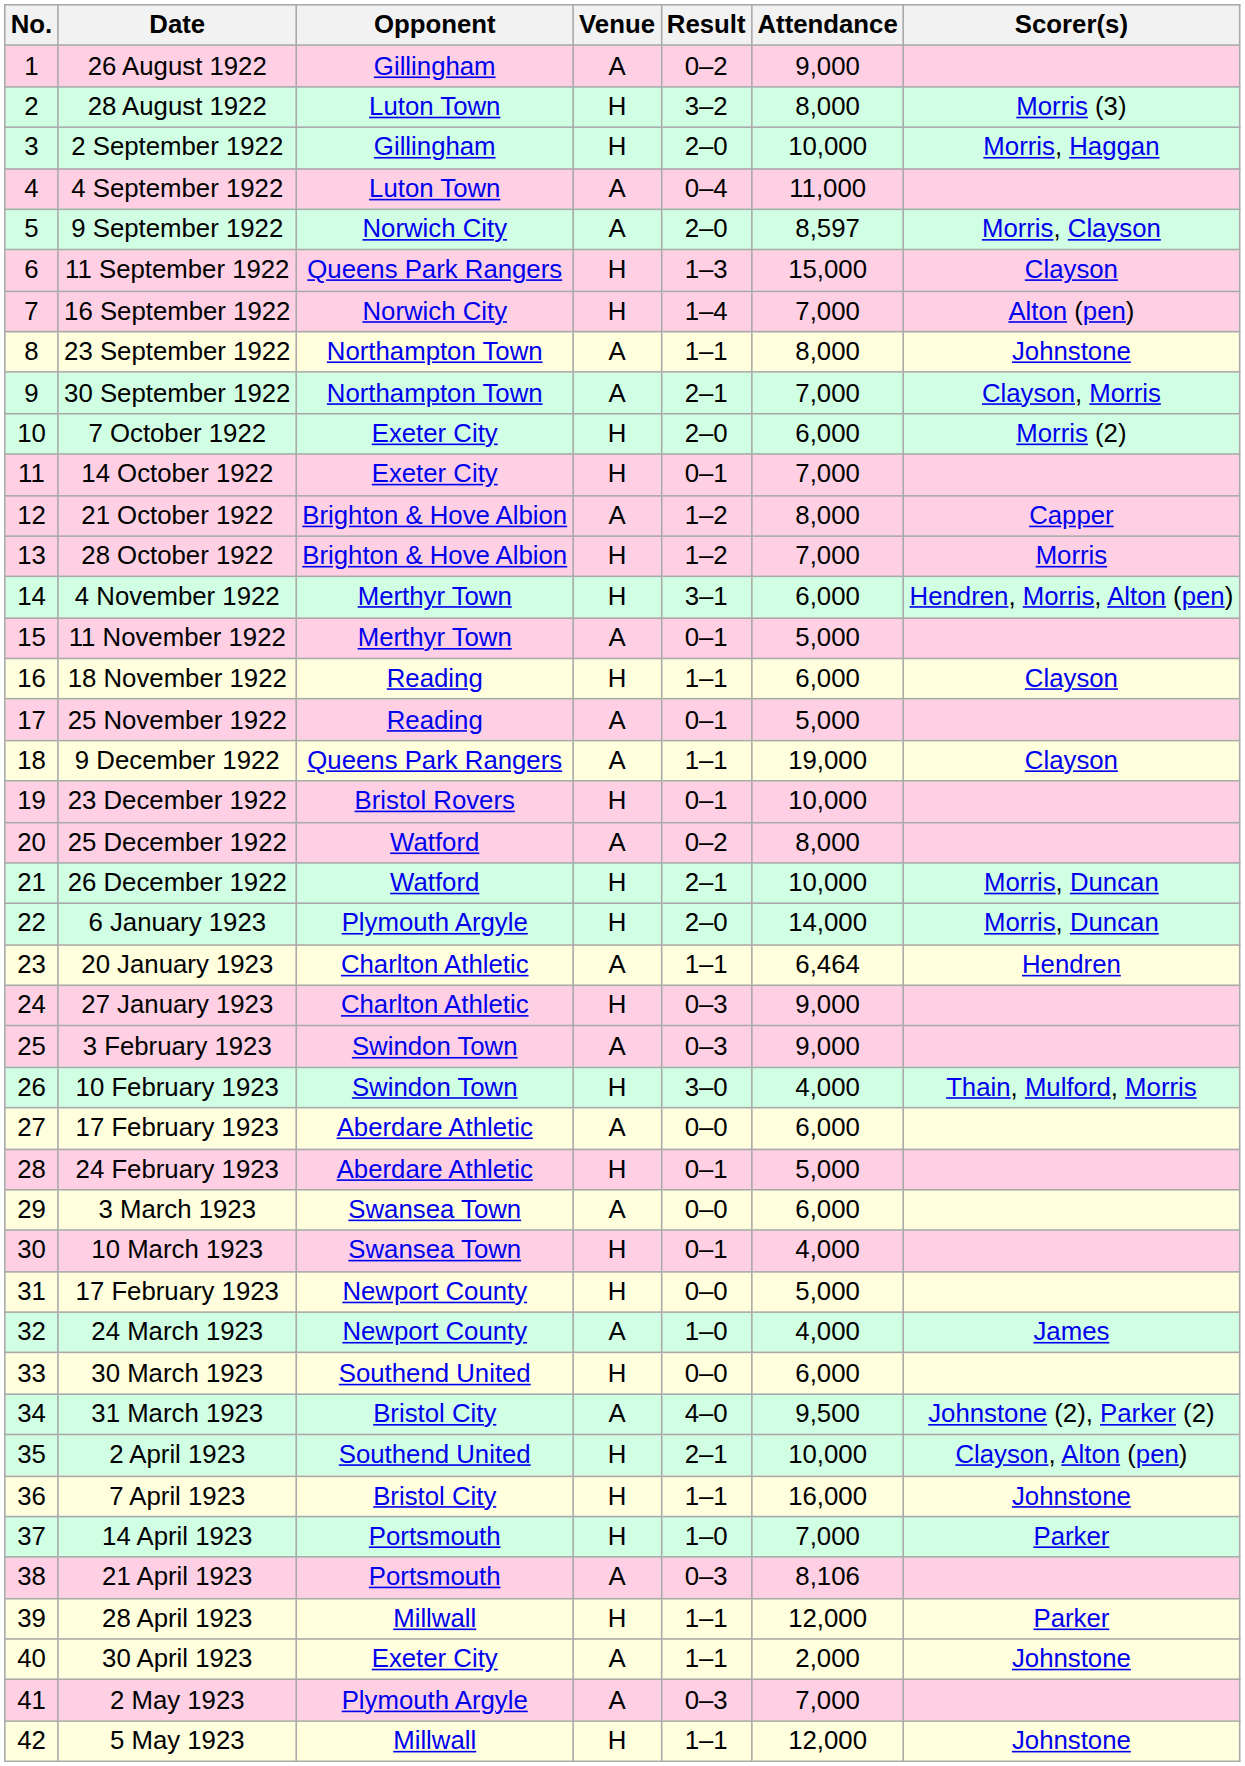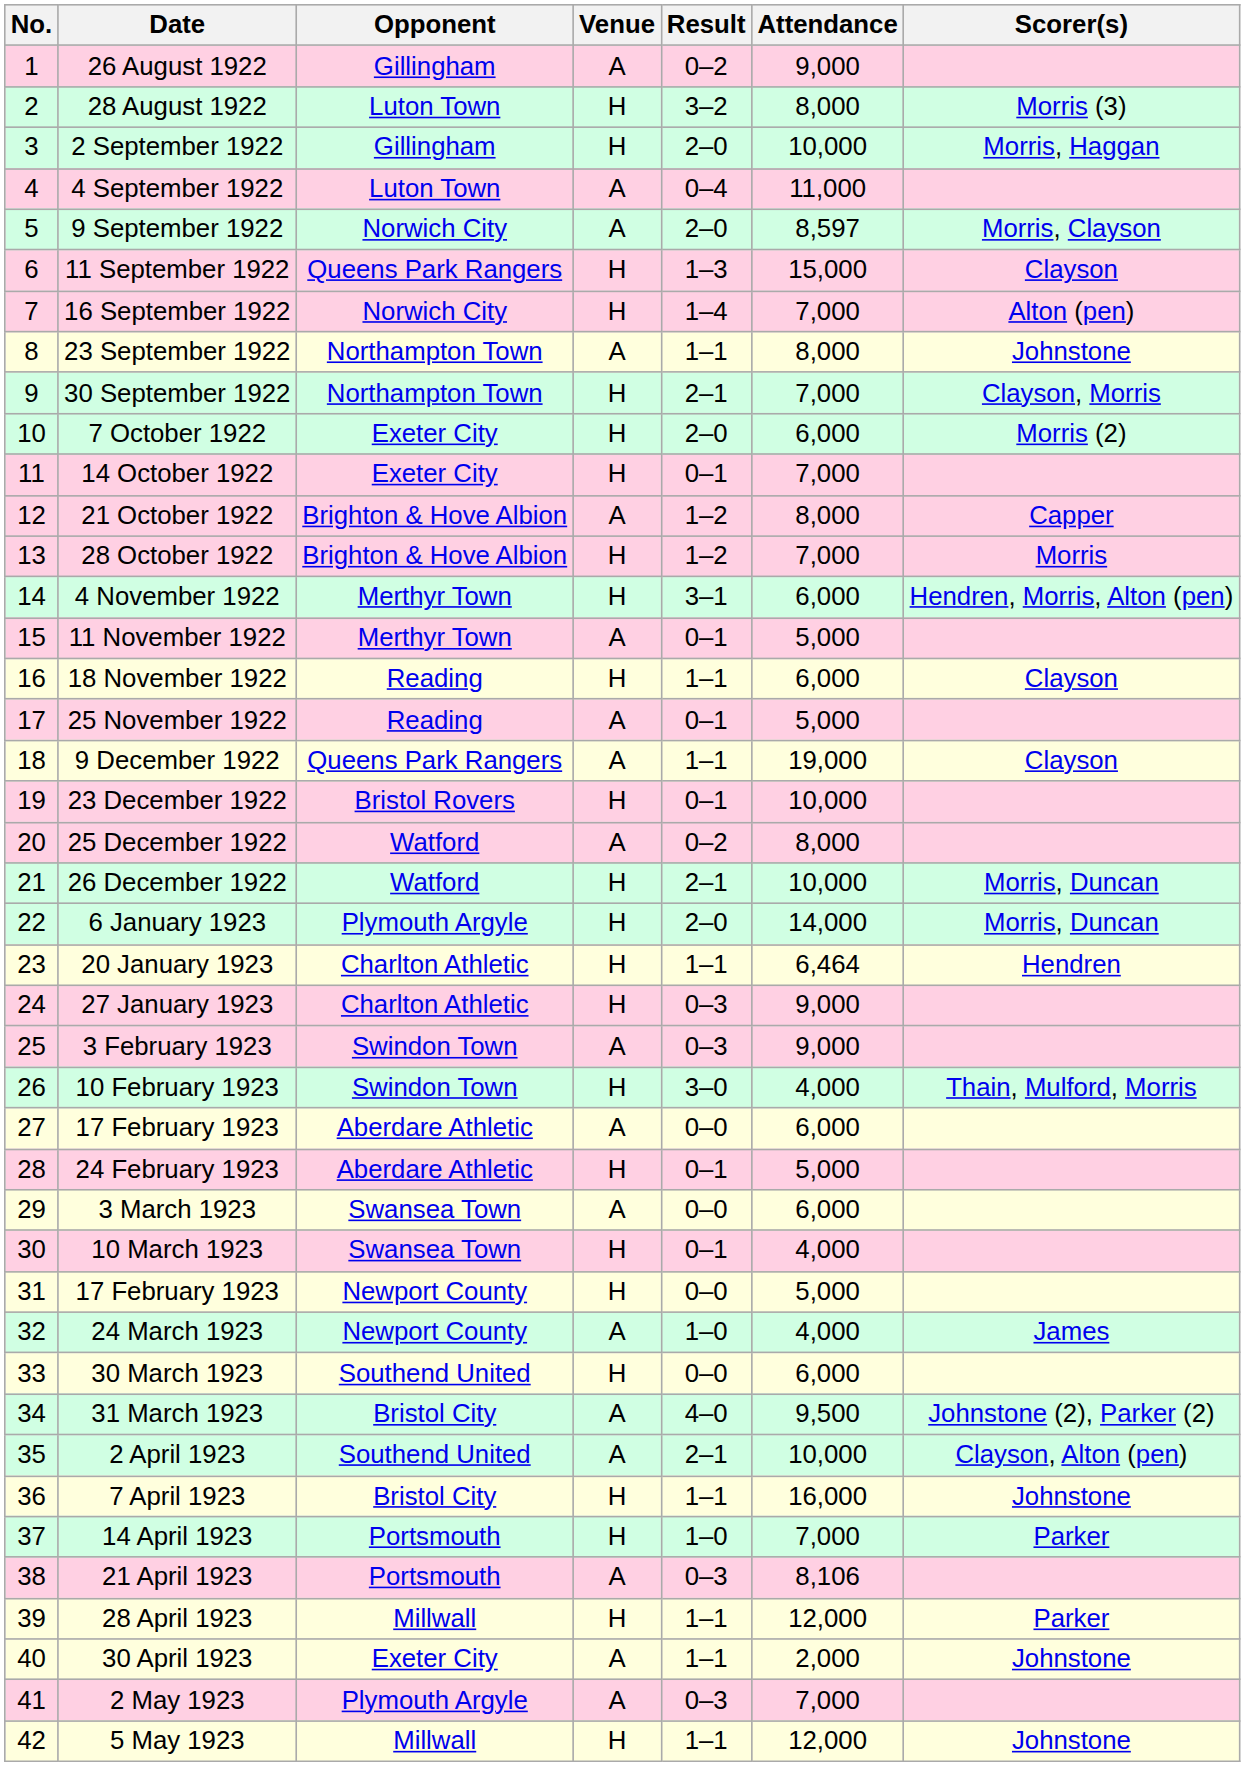(617, 392) A -> (617, 392) H
(617, 964) A -> (617, 964) H
(617, 1454) H -> (617, 1454) A
